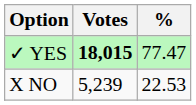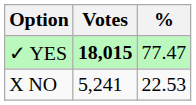(100, 84) 5,239 -> (100, 84) 5,241
